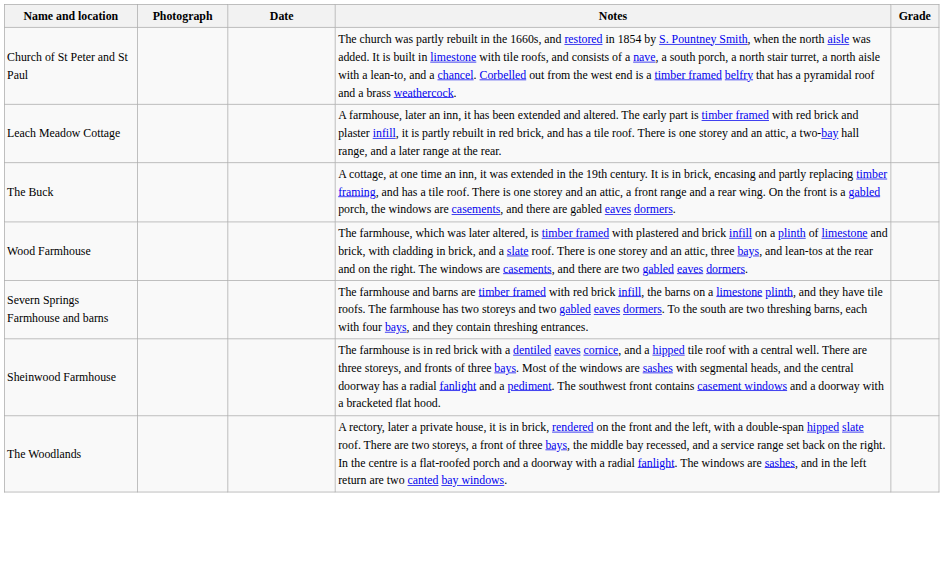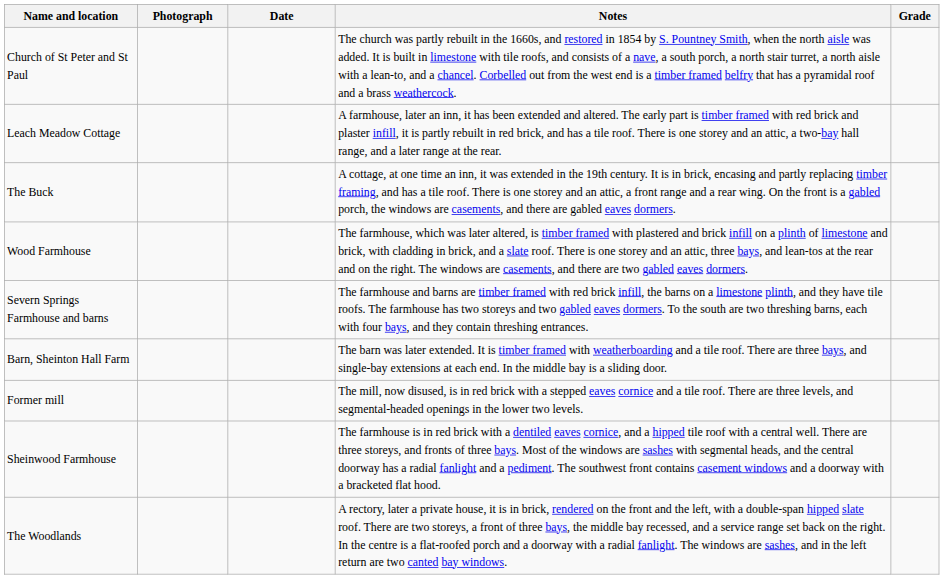+ row: (68, 359)
+ row: (36, 400)
